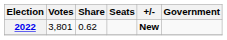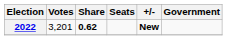(60, 27) 3,801 -> (60, 27) 3,201
(87, 27) normal -> (87, 27) bold
